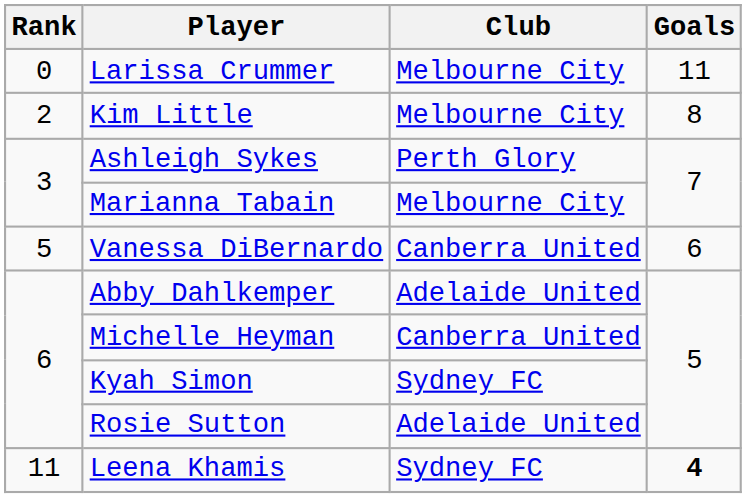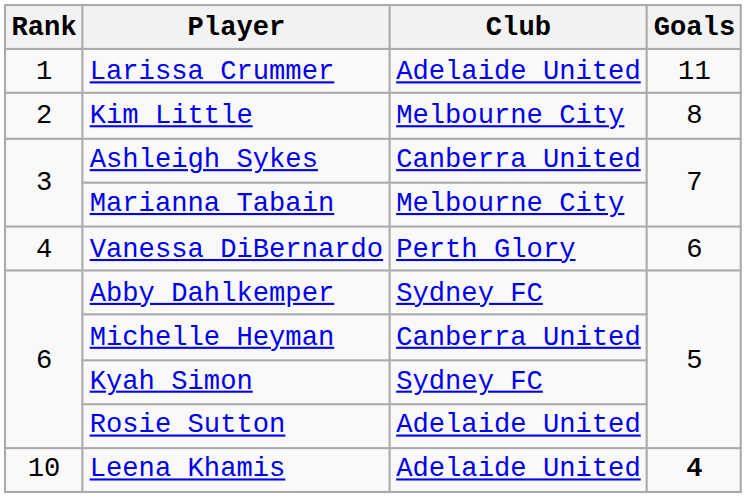(44, 71) 0 -> (44, 71) 1
(510, 71) Melbourne City -> (518, 71) Adelaide United
(486, 160) Perth Glory -> (518, 160) Canberra United
(44, 249) 5 -> (44, 249) 4
(518, 249) Canberra United -> (486, 249) Perth Glory
(518, 293) Adelaide United -> (470, 293) Sydney FC
(44, 470) 11 -> (44, 470) 10
(470, 470) Sydney FC -> (518, 470) Adelaide United
